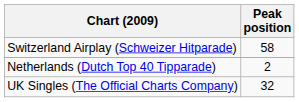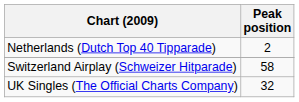rows swapped: (112, 67) <-> (122, 47)
